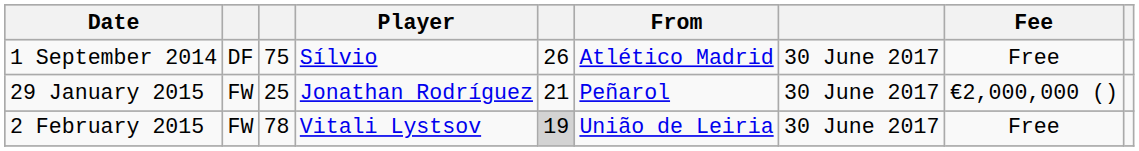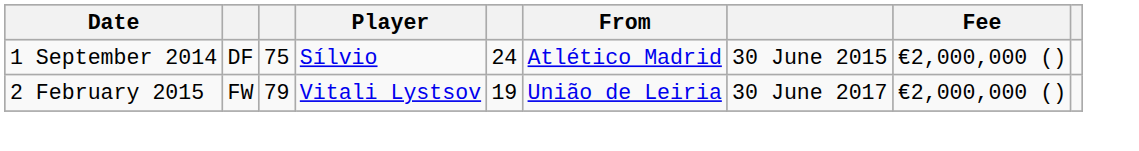(556, 58) 26 -> (504, 58) 24
(862, 58) 30 June 2017 -> (810, 58) 30 June 2015
(1034, 58) Free -> (982, 58) €2,000,000 ()
- row: (107, 93)
(277, 128) 78 -> (277, 93) 79
(556, 128) lightgrey background -> (504, 93) no background
(1034, 128) Free -> (982, 93) €2,000,000 ()
